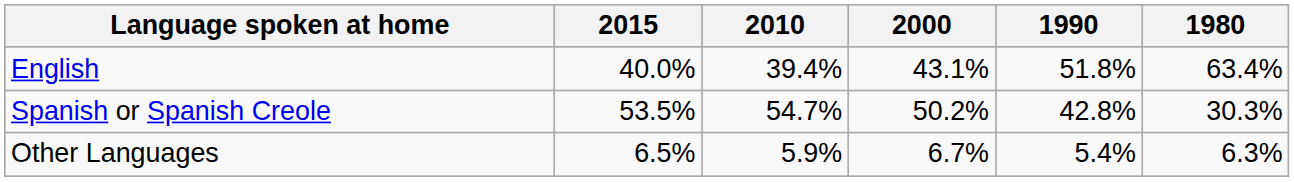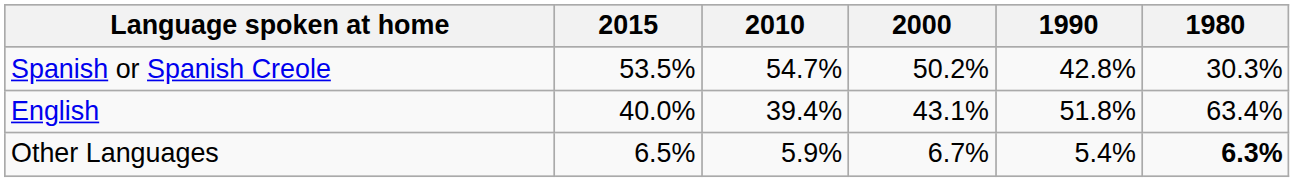rows swapped: (55, 68) <-> (171, 111)
(1252, 153) normal -> (1252, 153) bold
